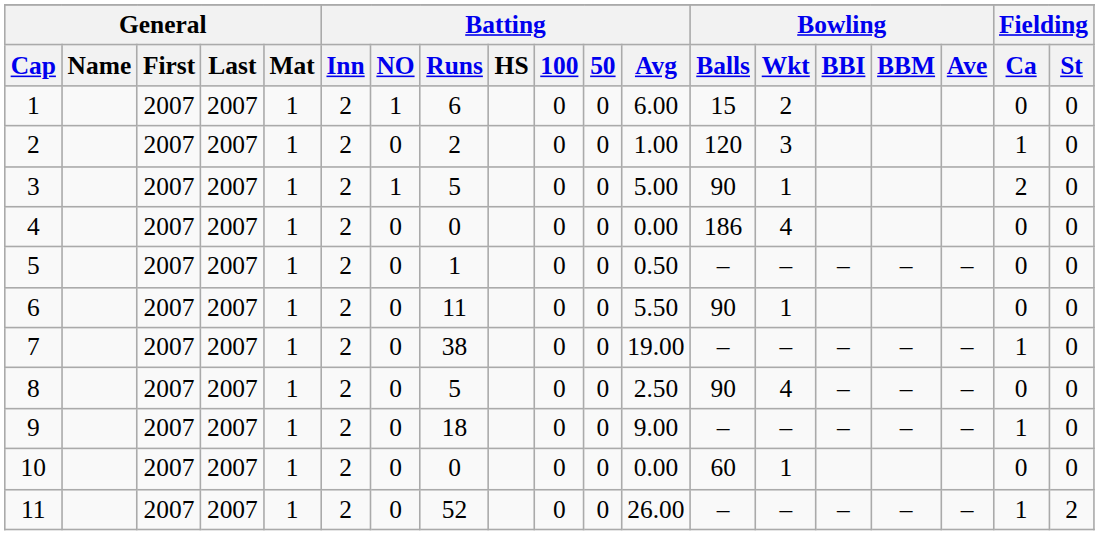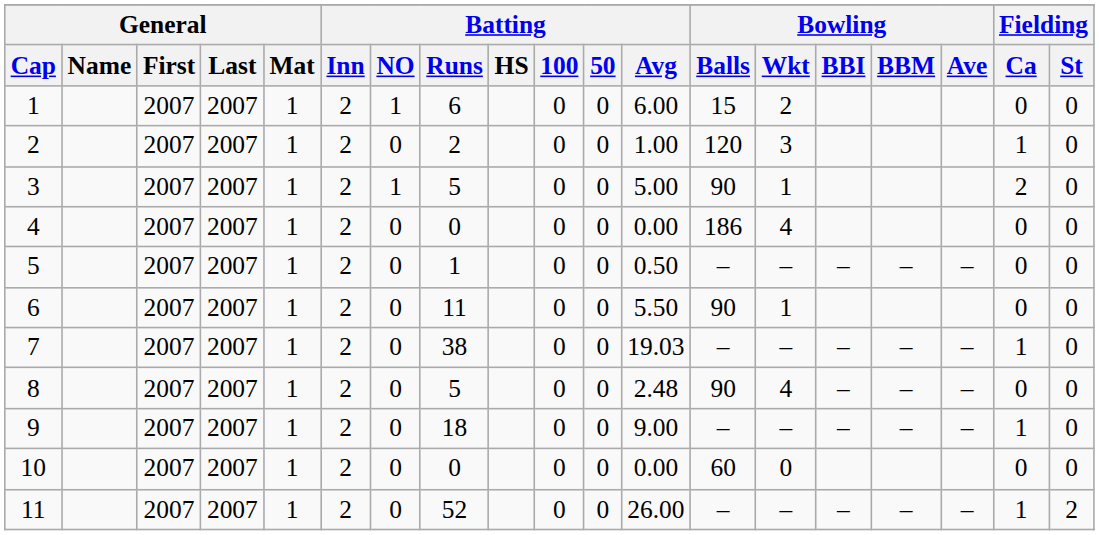(656, 347) 19.00 -> (656, 347) 19.03
(656, 387) 2.50 -> (656, 387) 2.48
(786, 468) 1 -> (786, 468) 0
